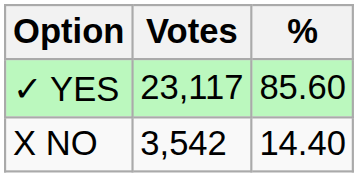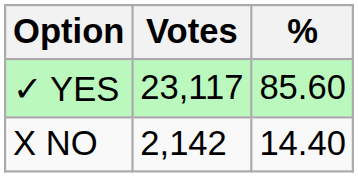(184, 143) 3,542 -> (184, 143) 2,142
